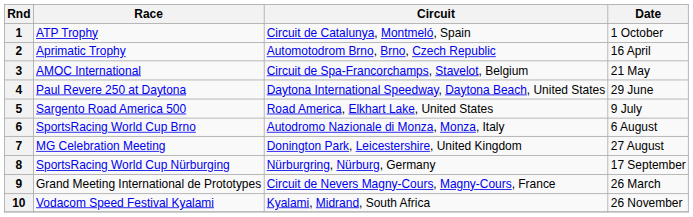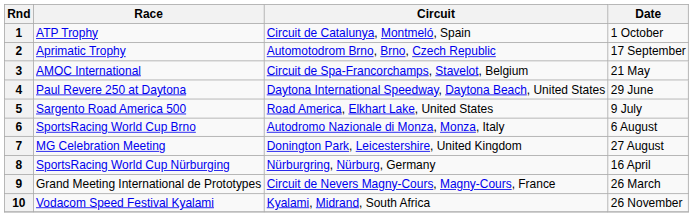(631, 52) 16 April -> (648, 52) 17 September
(648, 165) 17 September -> (631, 165) 16 April
